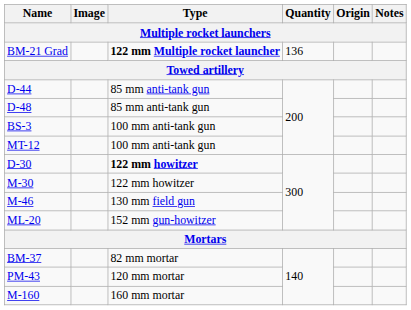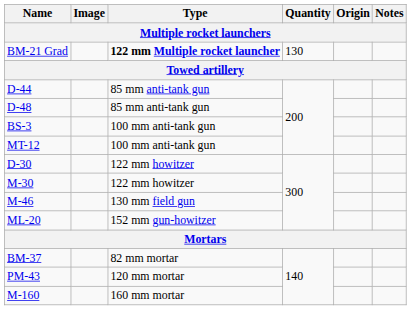(294, 51) 136 -> (294, 51) 130
(154, 164) bold -> (152, 164) normal
